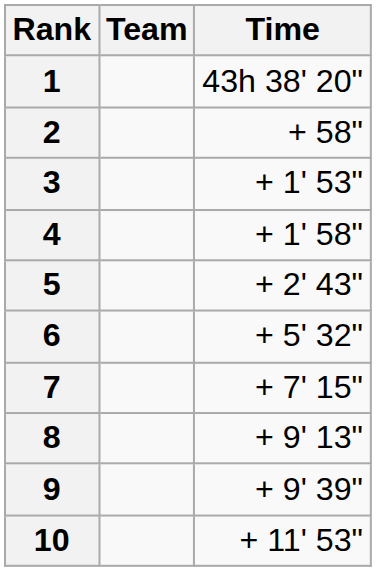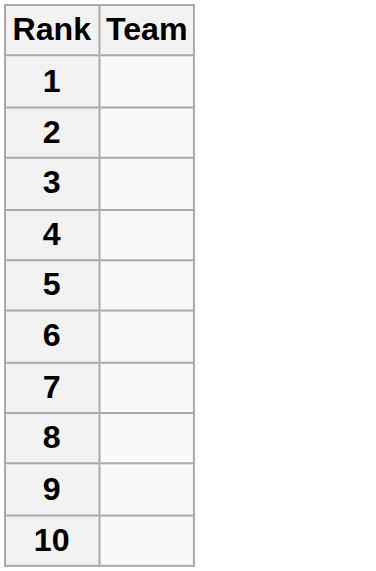- column: (283, 30)
